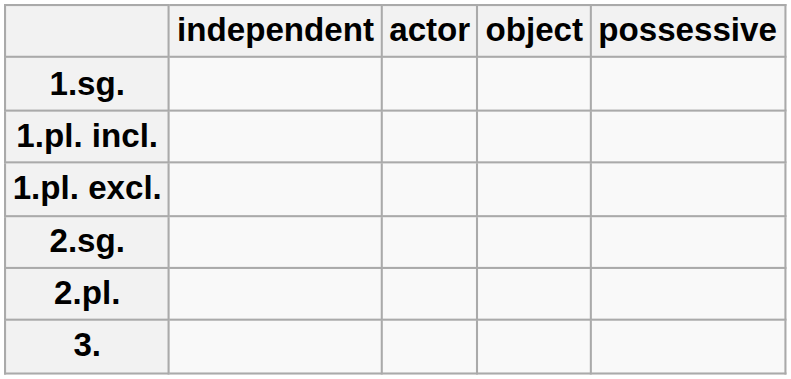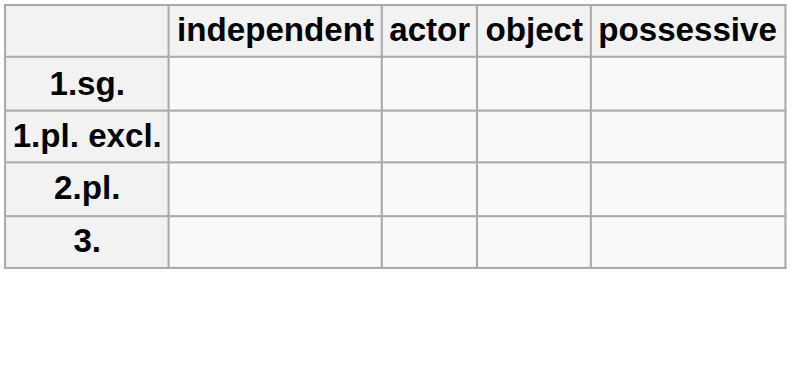- row: (87, 135)
- row: (87, 240)
